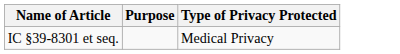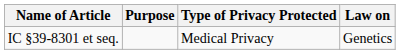+ column: (368, 15)
